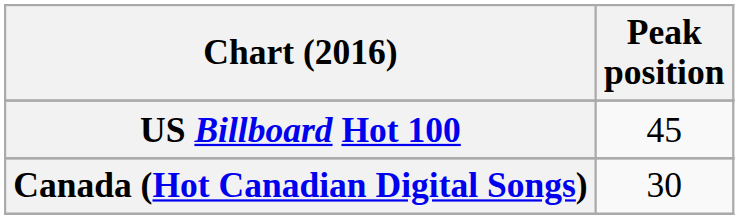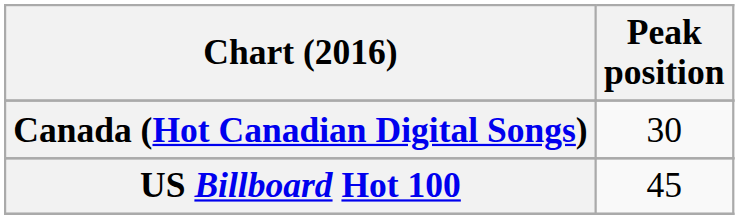rows swapped: (300, 185) <-> (300, 128)
